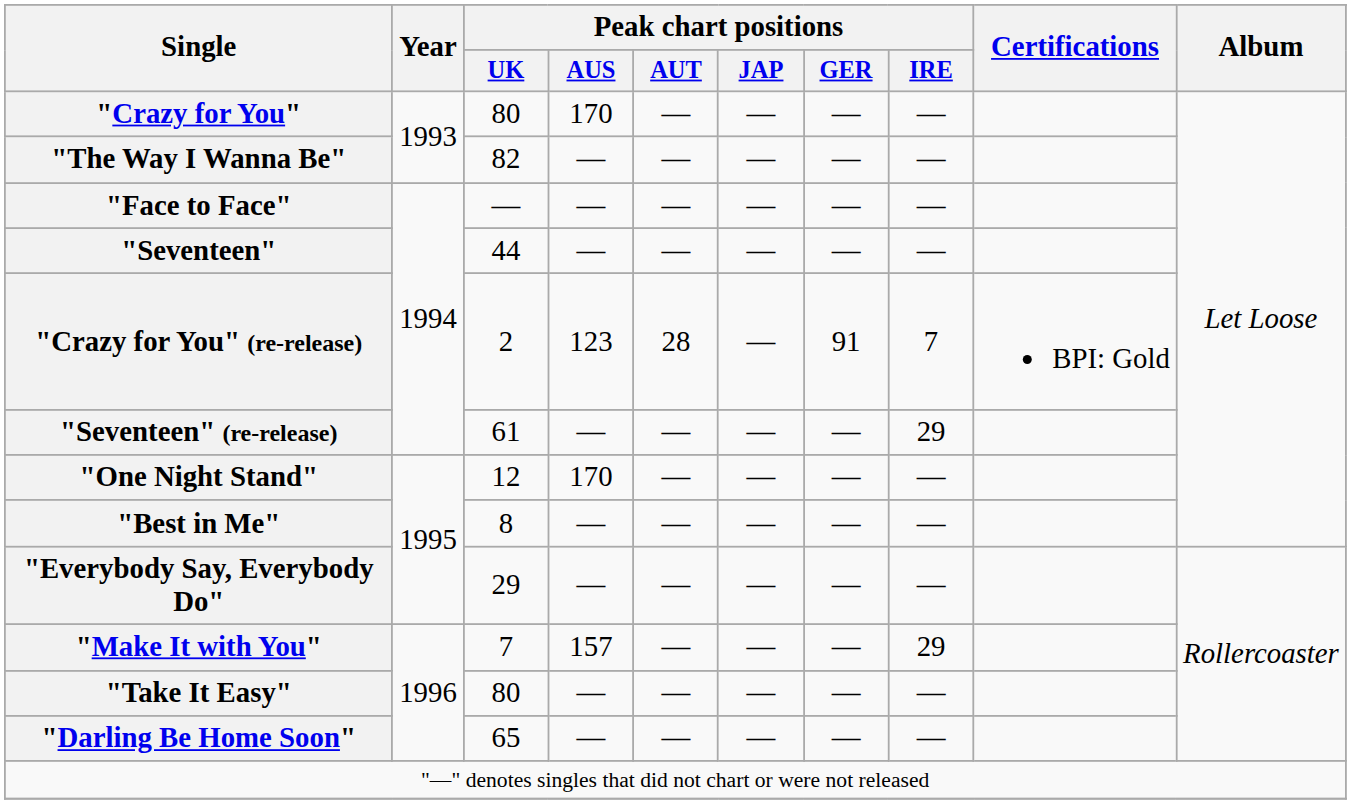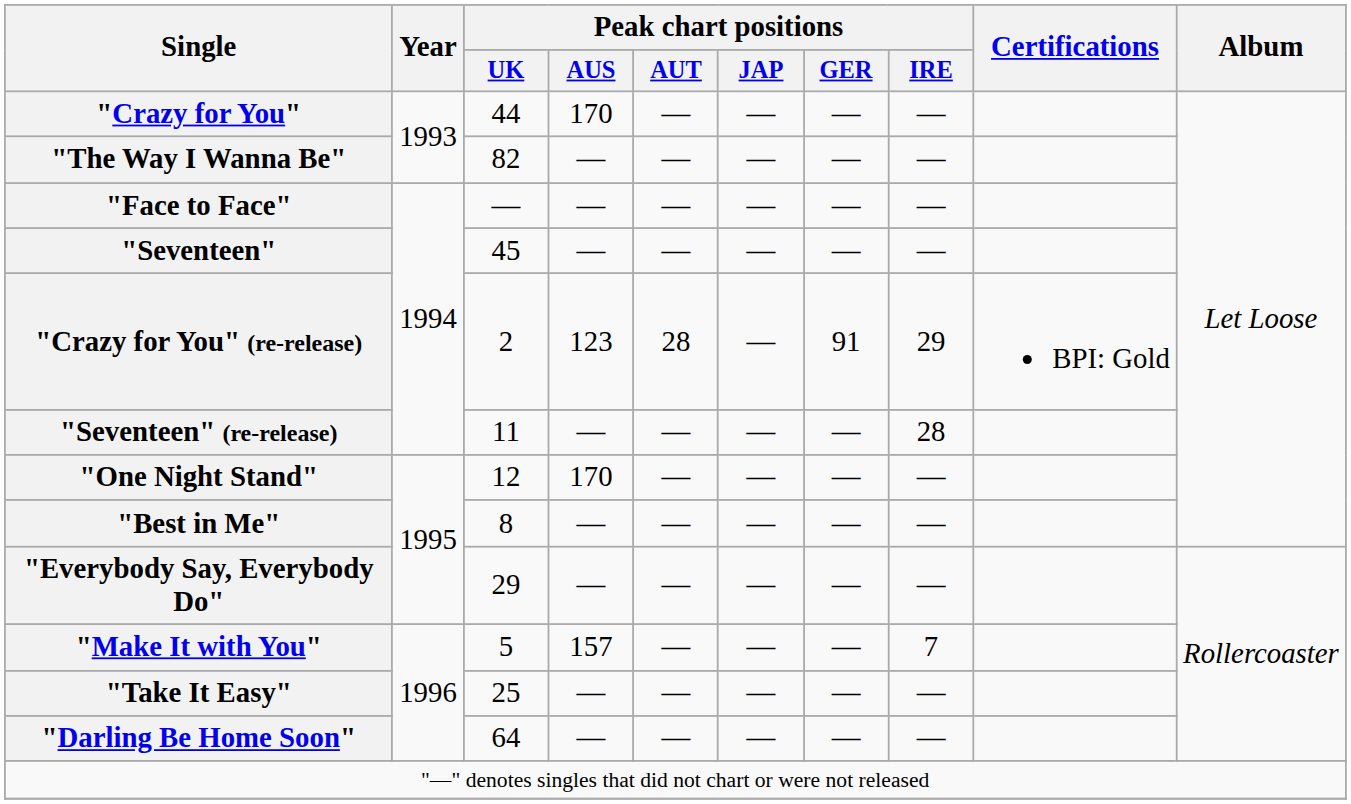(506, 113) 80 -> (506, 113) 44
(506, 250) 44 -> (506, 250) 45
(931, 341) 7 -> (931, 341) 29
(506, 431) 61 -> (506, 431) 11
(931, 431) 29 -> (931, 431) 28
(506, 646) 7 -> (506, 646) 5
(931, 646) 29 -> (931, 646) 7
(506, 692) 80 -> (506, 692) 25
(506, 738) 65 -> (506, 738) 64
